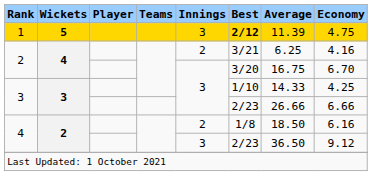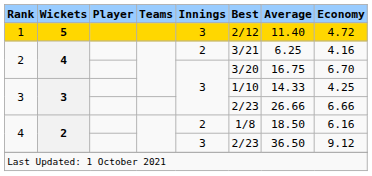(245, 32) bold -> (245, 32) normal
(288, 32) 11.39 -> (288, 32) 11.40
(341, 32) 4.75 -> (341, 32) 4.72
